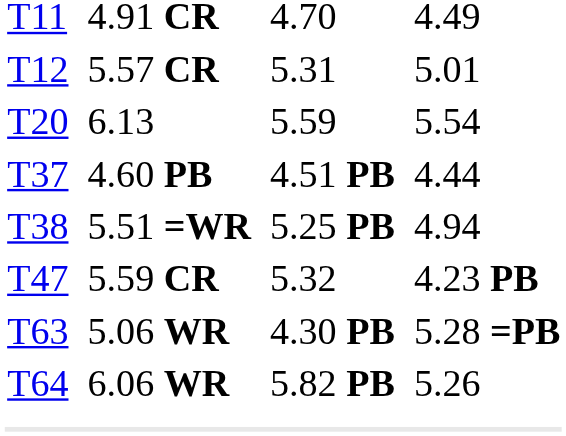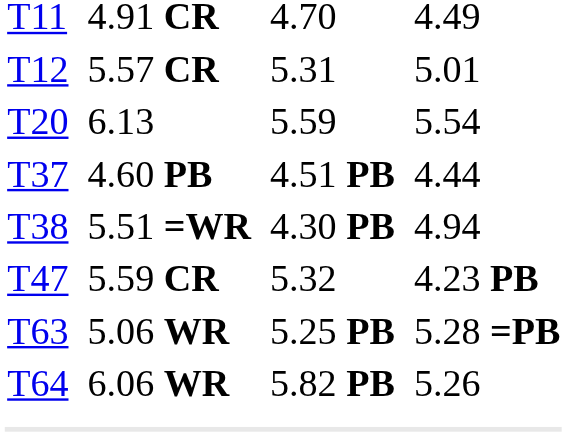(332, 226) 5.25 PB -> (332, 226) 4.30 PB
(332, 331) 4.30 PB -> (332, 331) 5.25 PB
